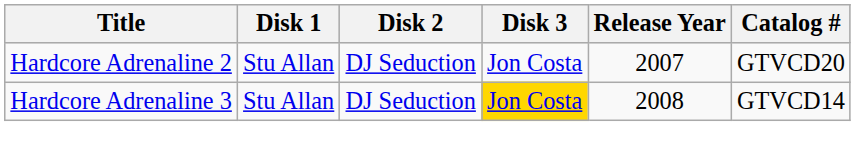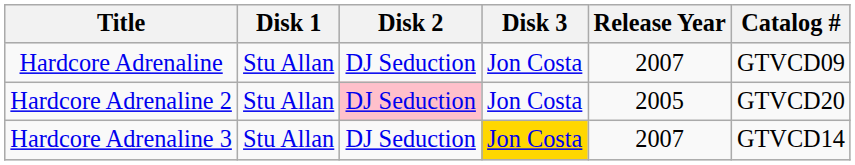+ row: (121, 62)
(411, 62) no background -> (411, 100) pink background
(660, 62) 2007 -> (660, 100) 2005
(660, 100) 2008 -> (660, 139) 2007
